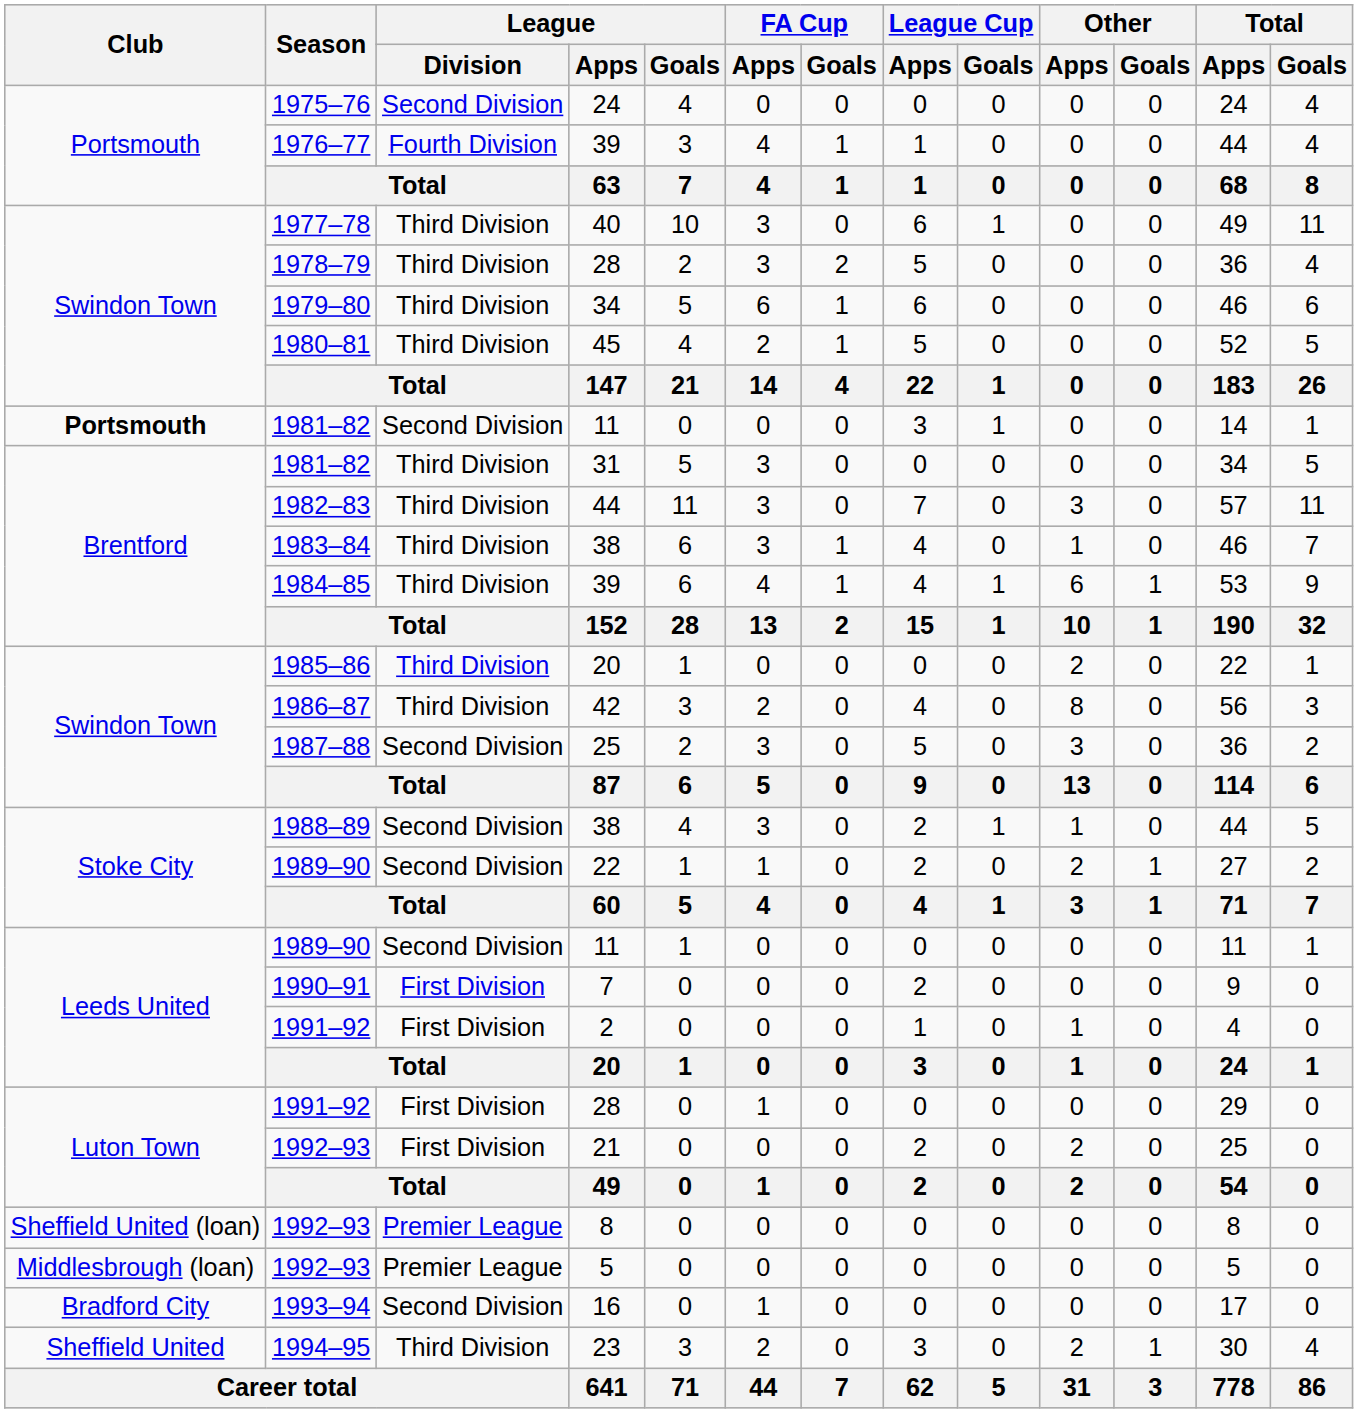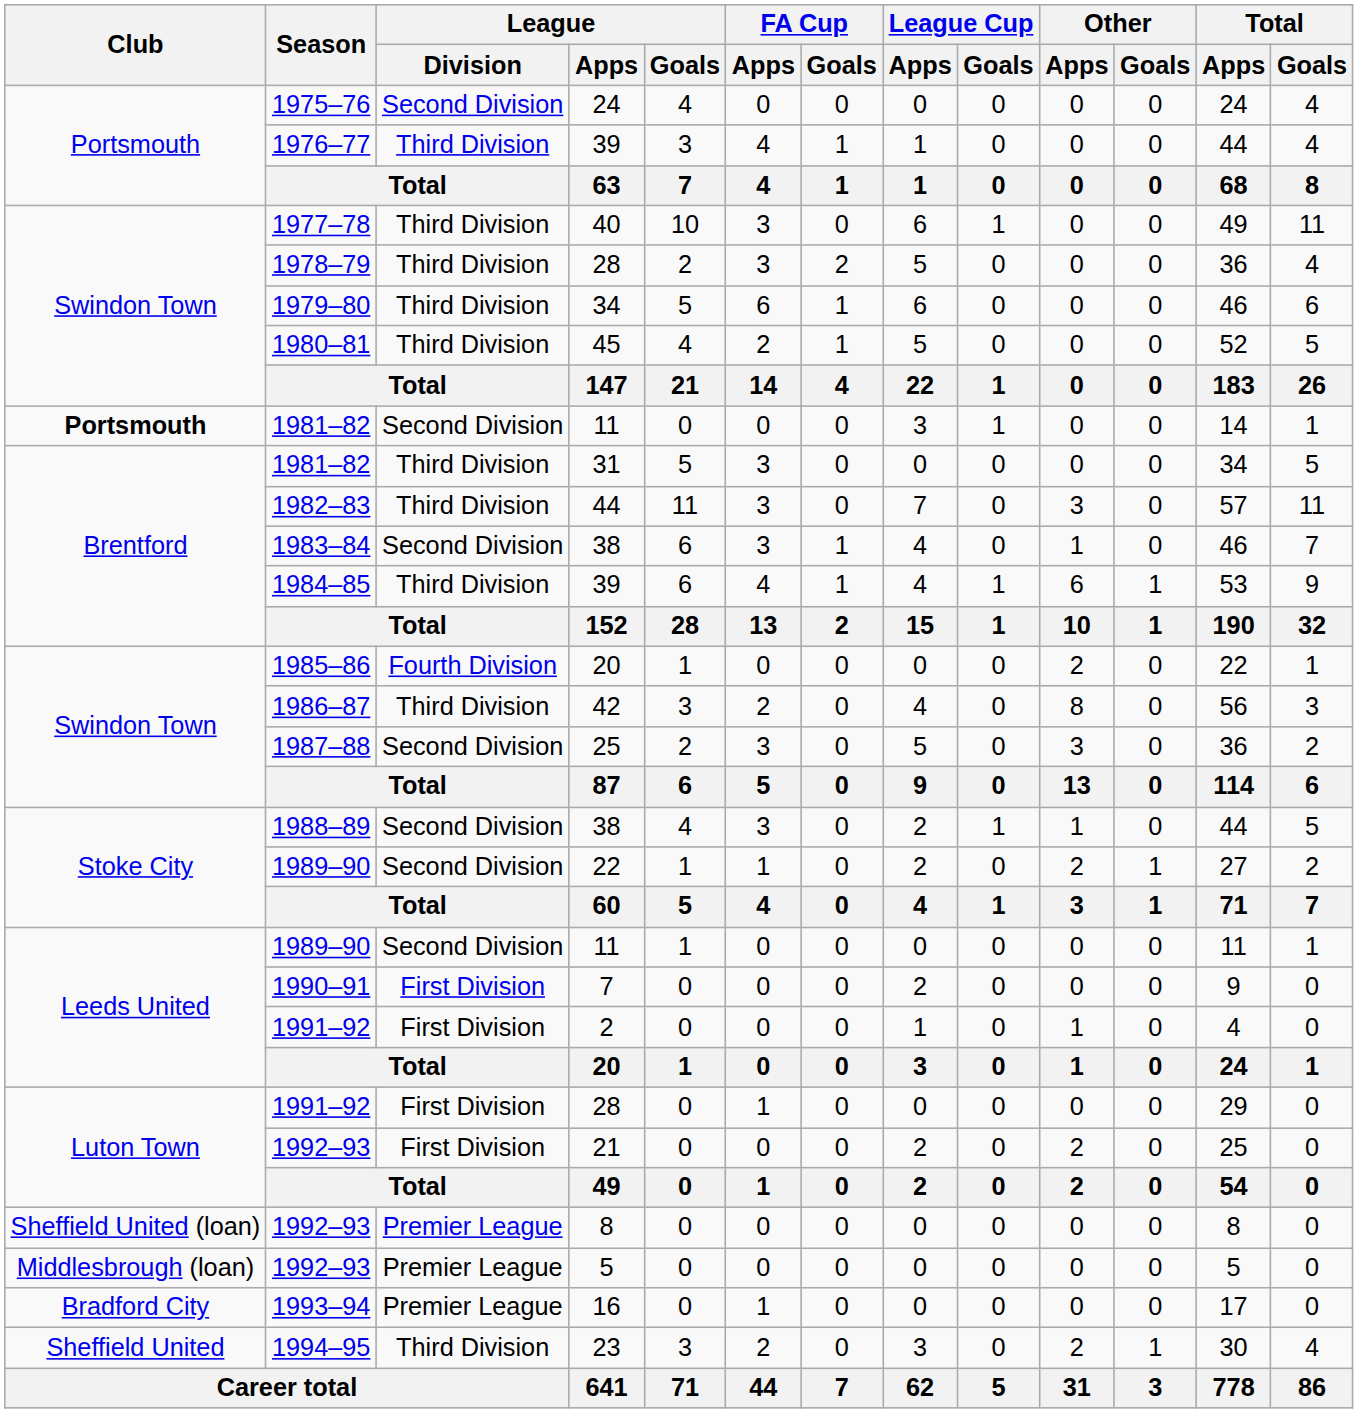(473, 144) Fourth Division -> (473, 144) Third Division
(473, 545) Third Division -> (473, 545) Second Division
(473, 666) Third Division -> (473, 666) Fourth Division
(473, 1307) Second Division -> (473, 1307) Premier League
